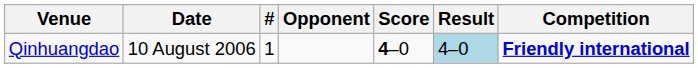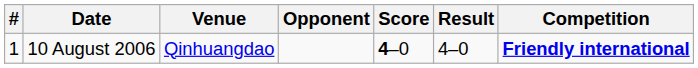columns swapped: (269, 19) <-> (64, 19)
(453, 48) lightblue background -> (453, 48) no background
